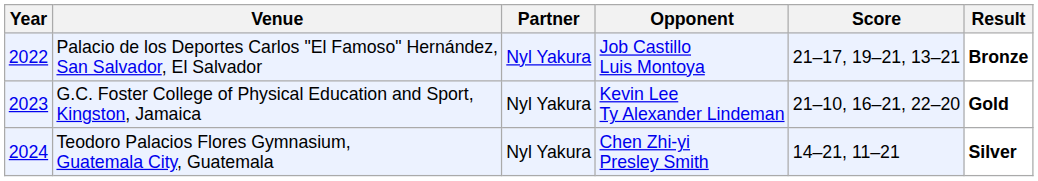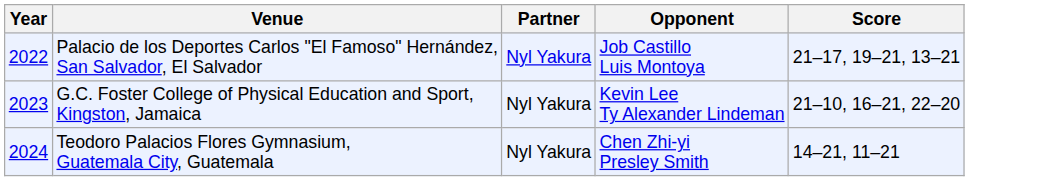- column: (998, 19)
